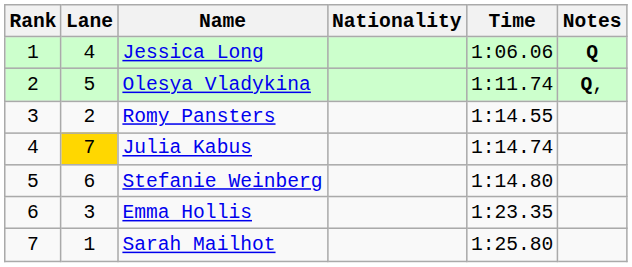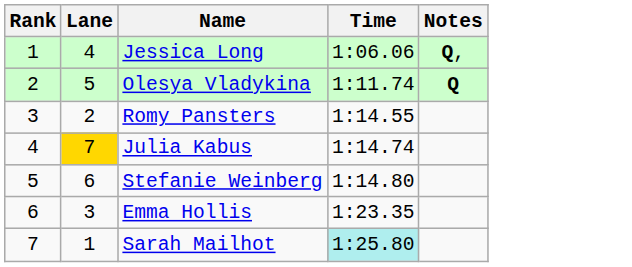- column: (397, 21)
(592, 53) Q -> (453, 53) Q,
(592, 85) Q, -> (453, 85) Q
(512, 245) no background -> (373, 245) paleturquoise background
